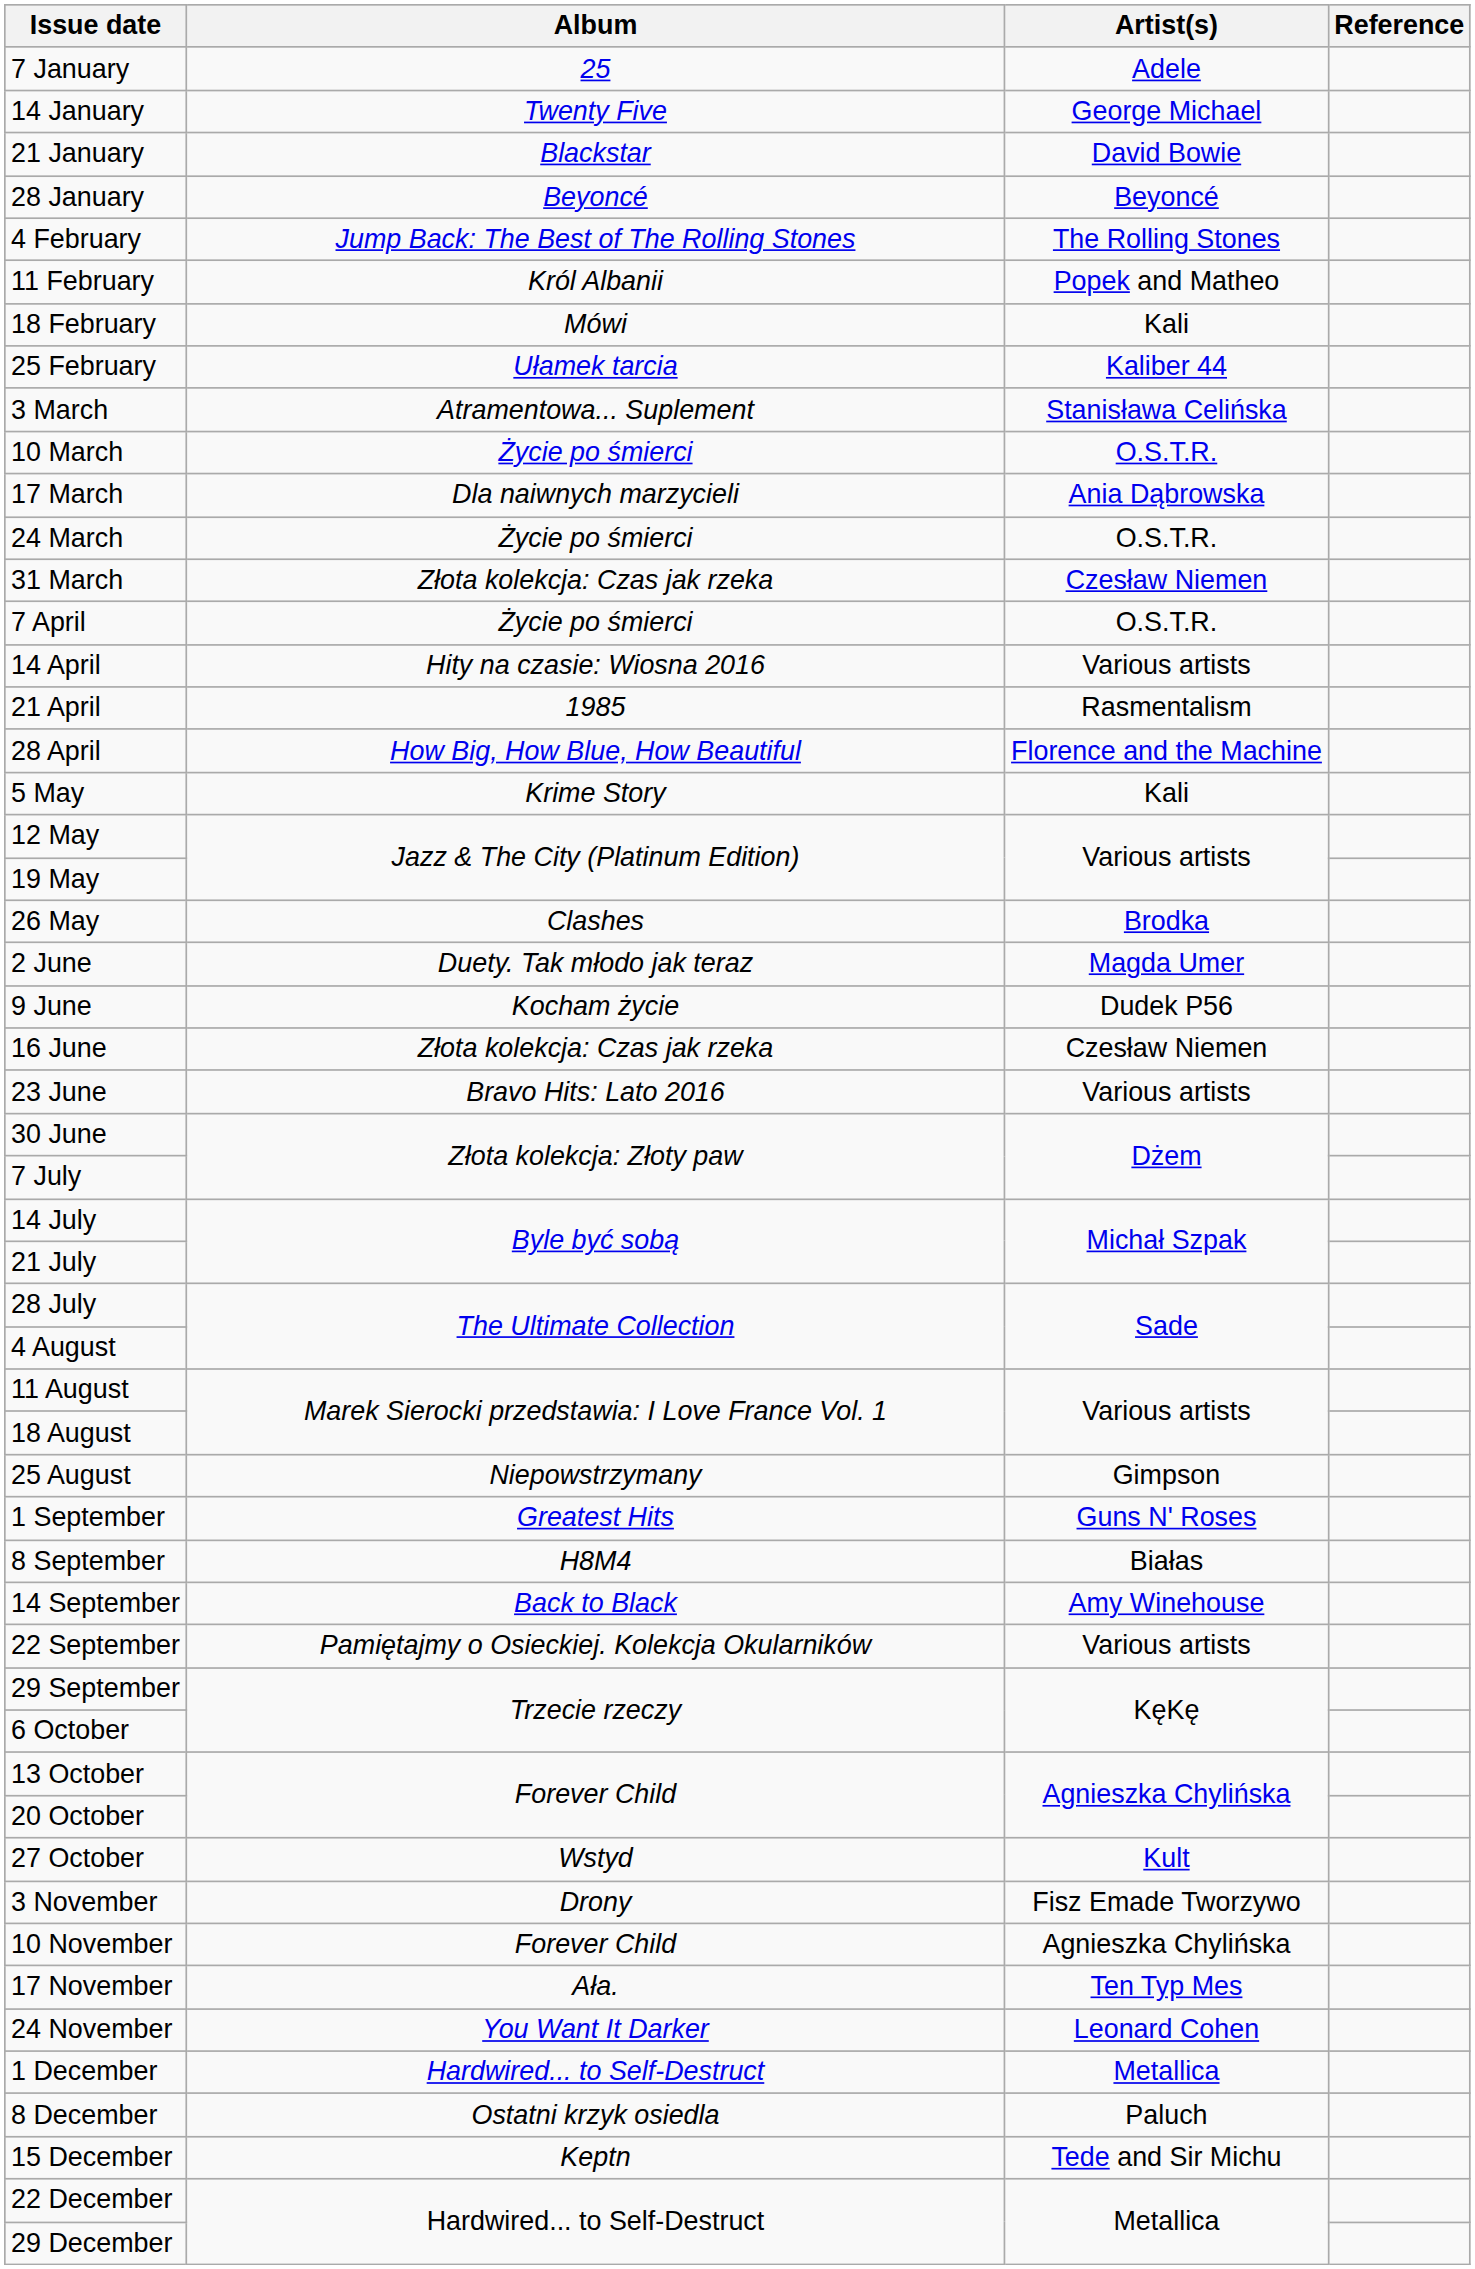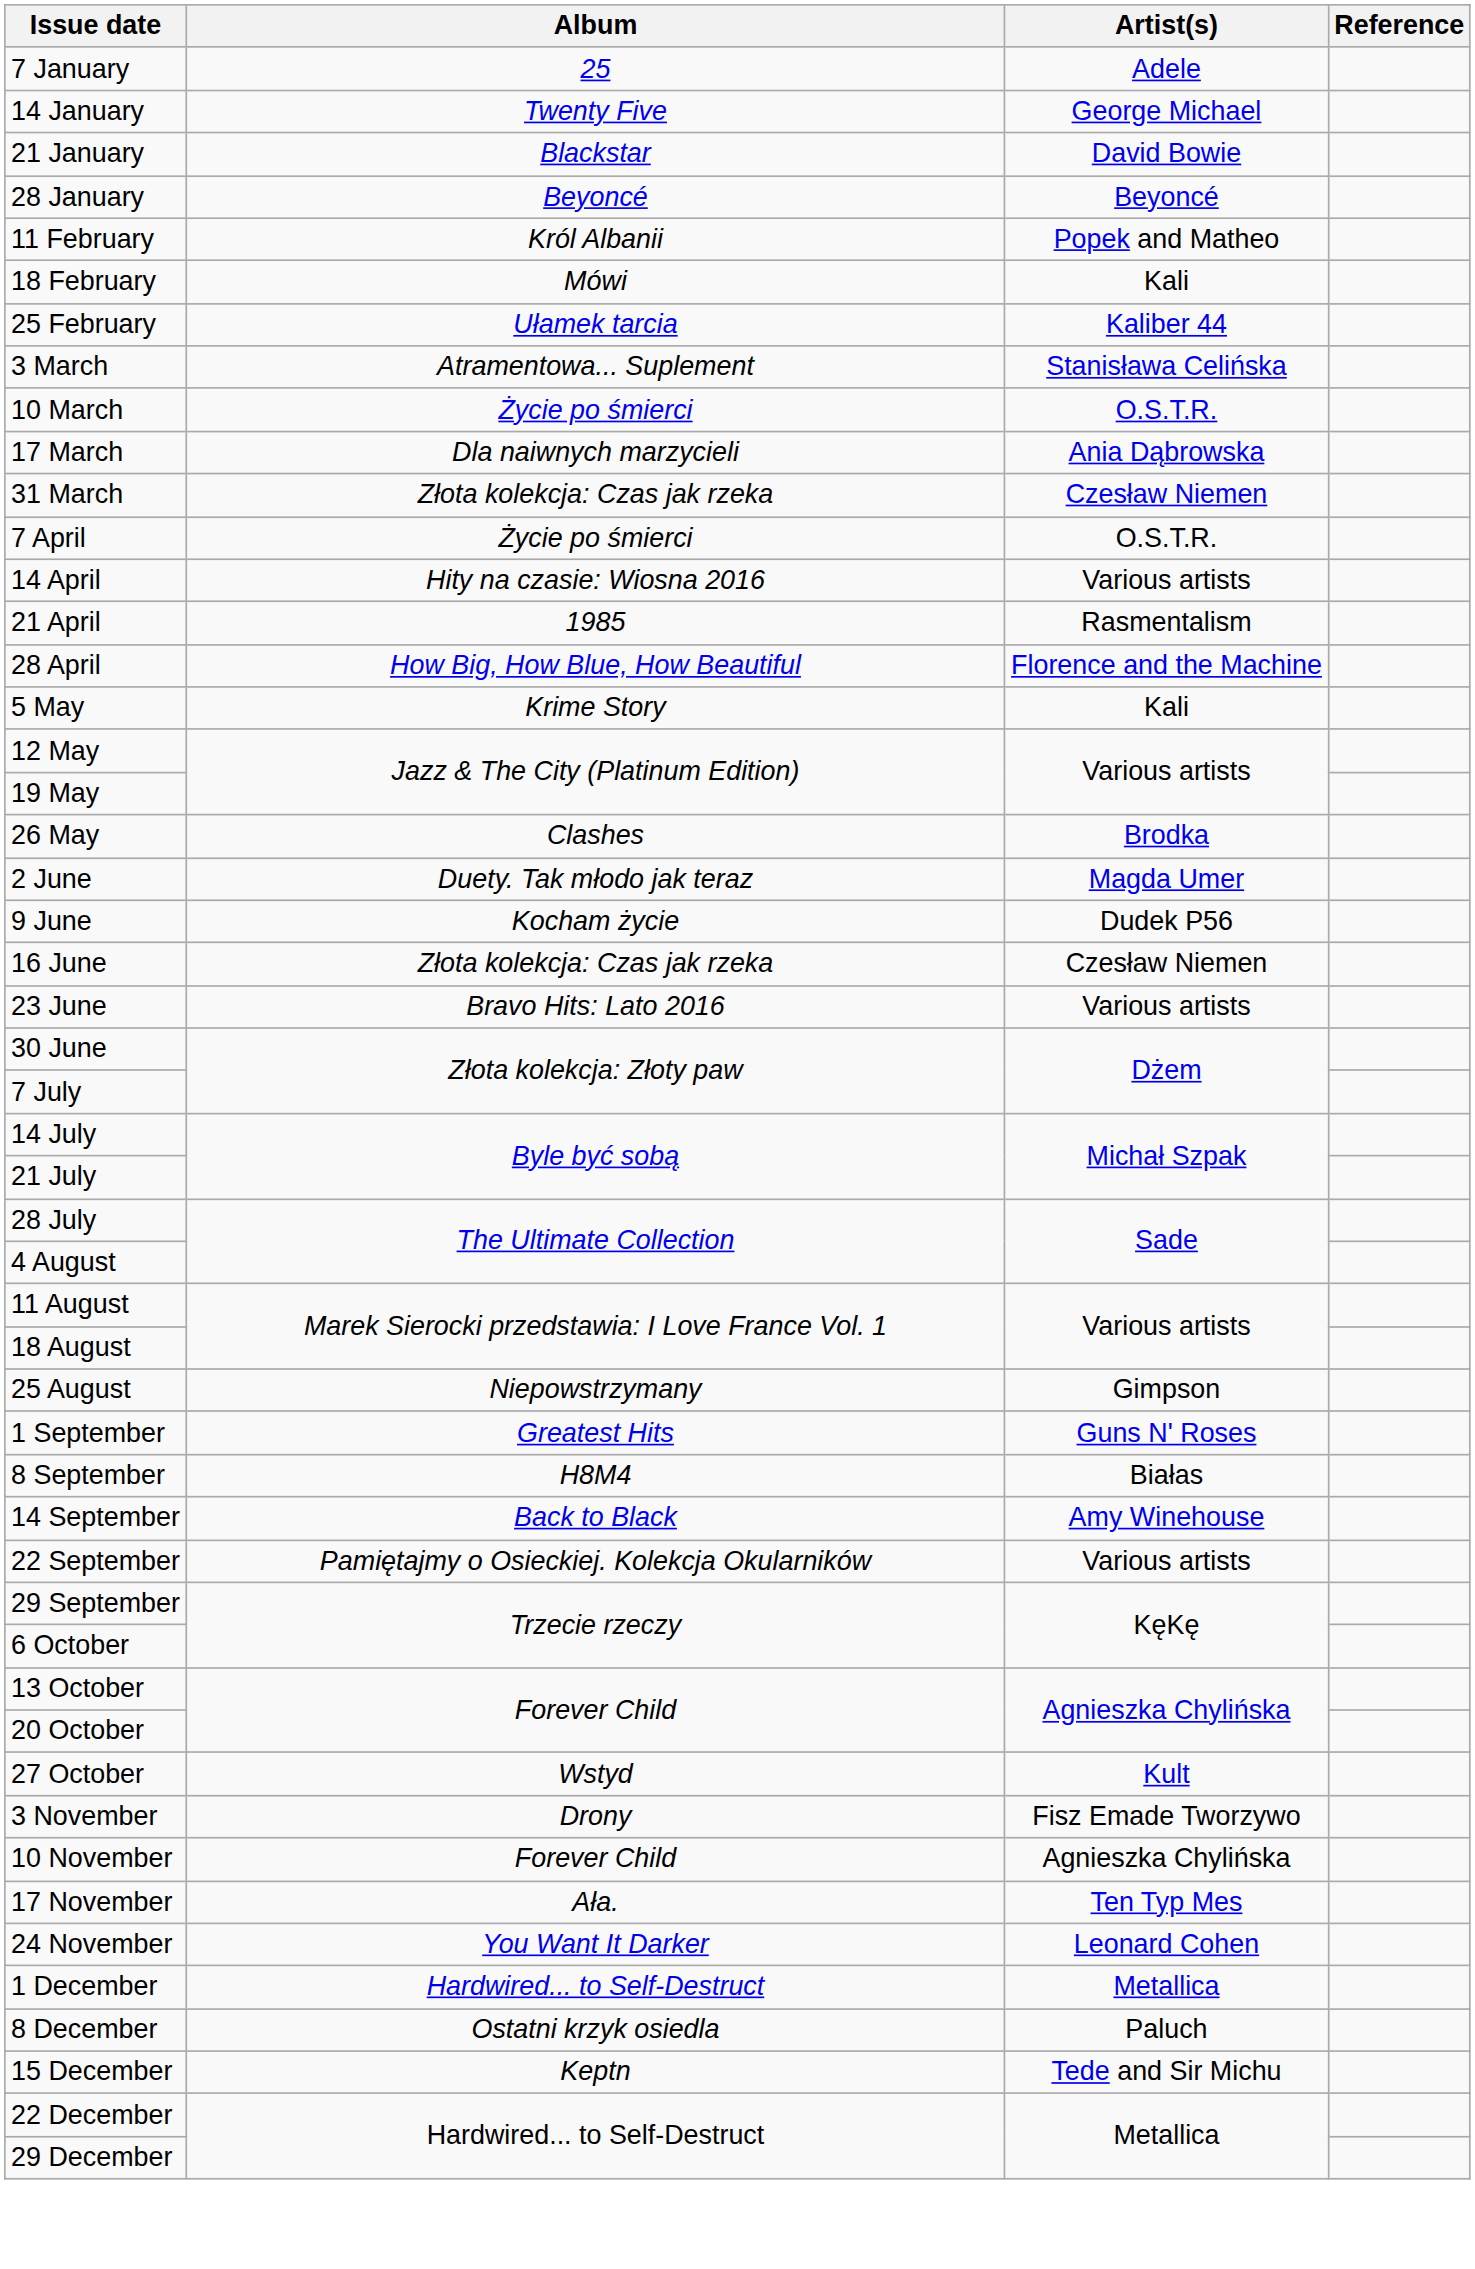- row: (76, 238)
- row: (67, 537)
